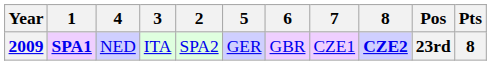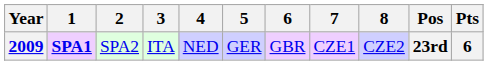columns swapped: (199, 18) <-> (118, 18)
(385, 45) bold -> (384, 45) normal
(470, 45) 8 -> (467, 45) 6
